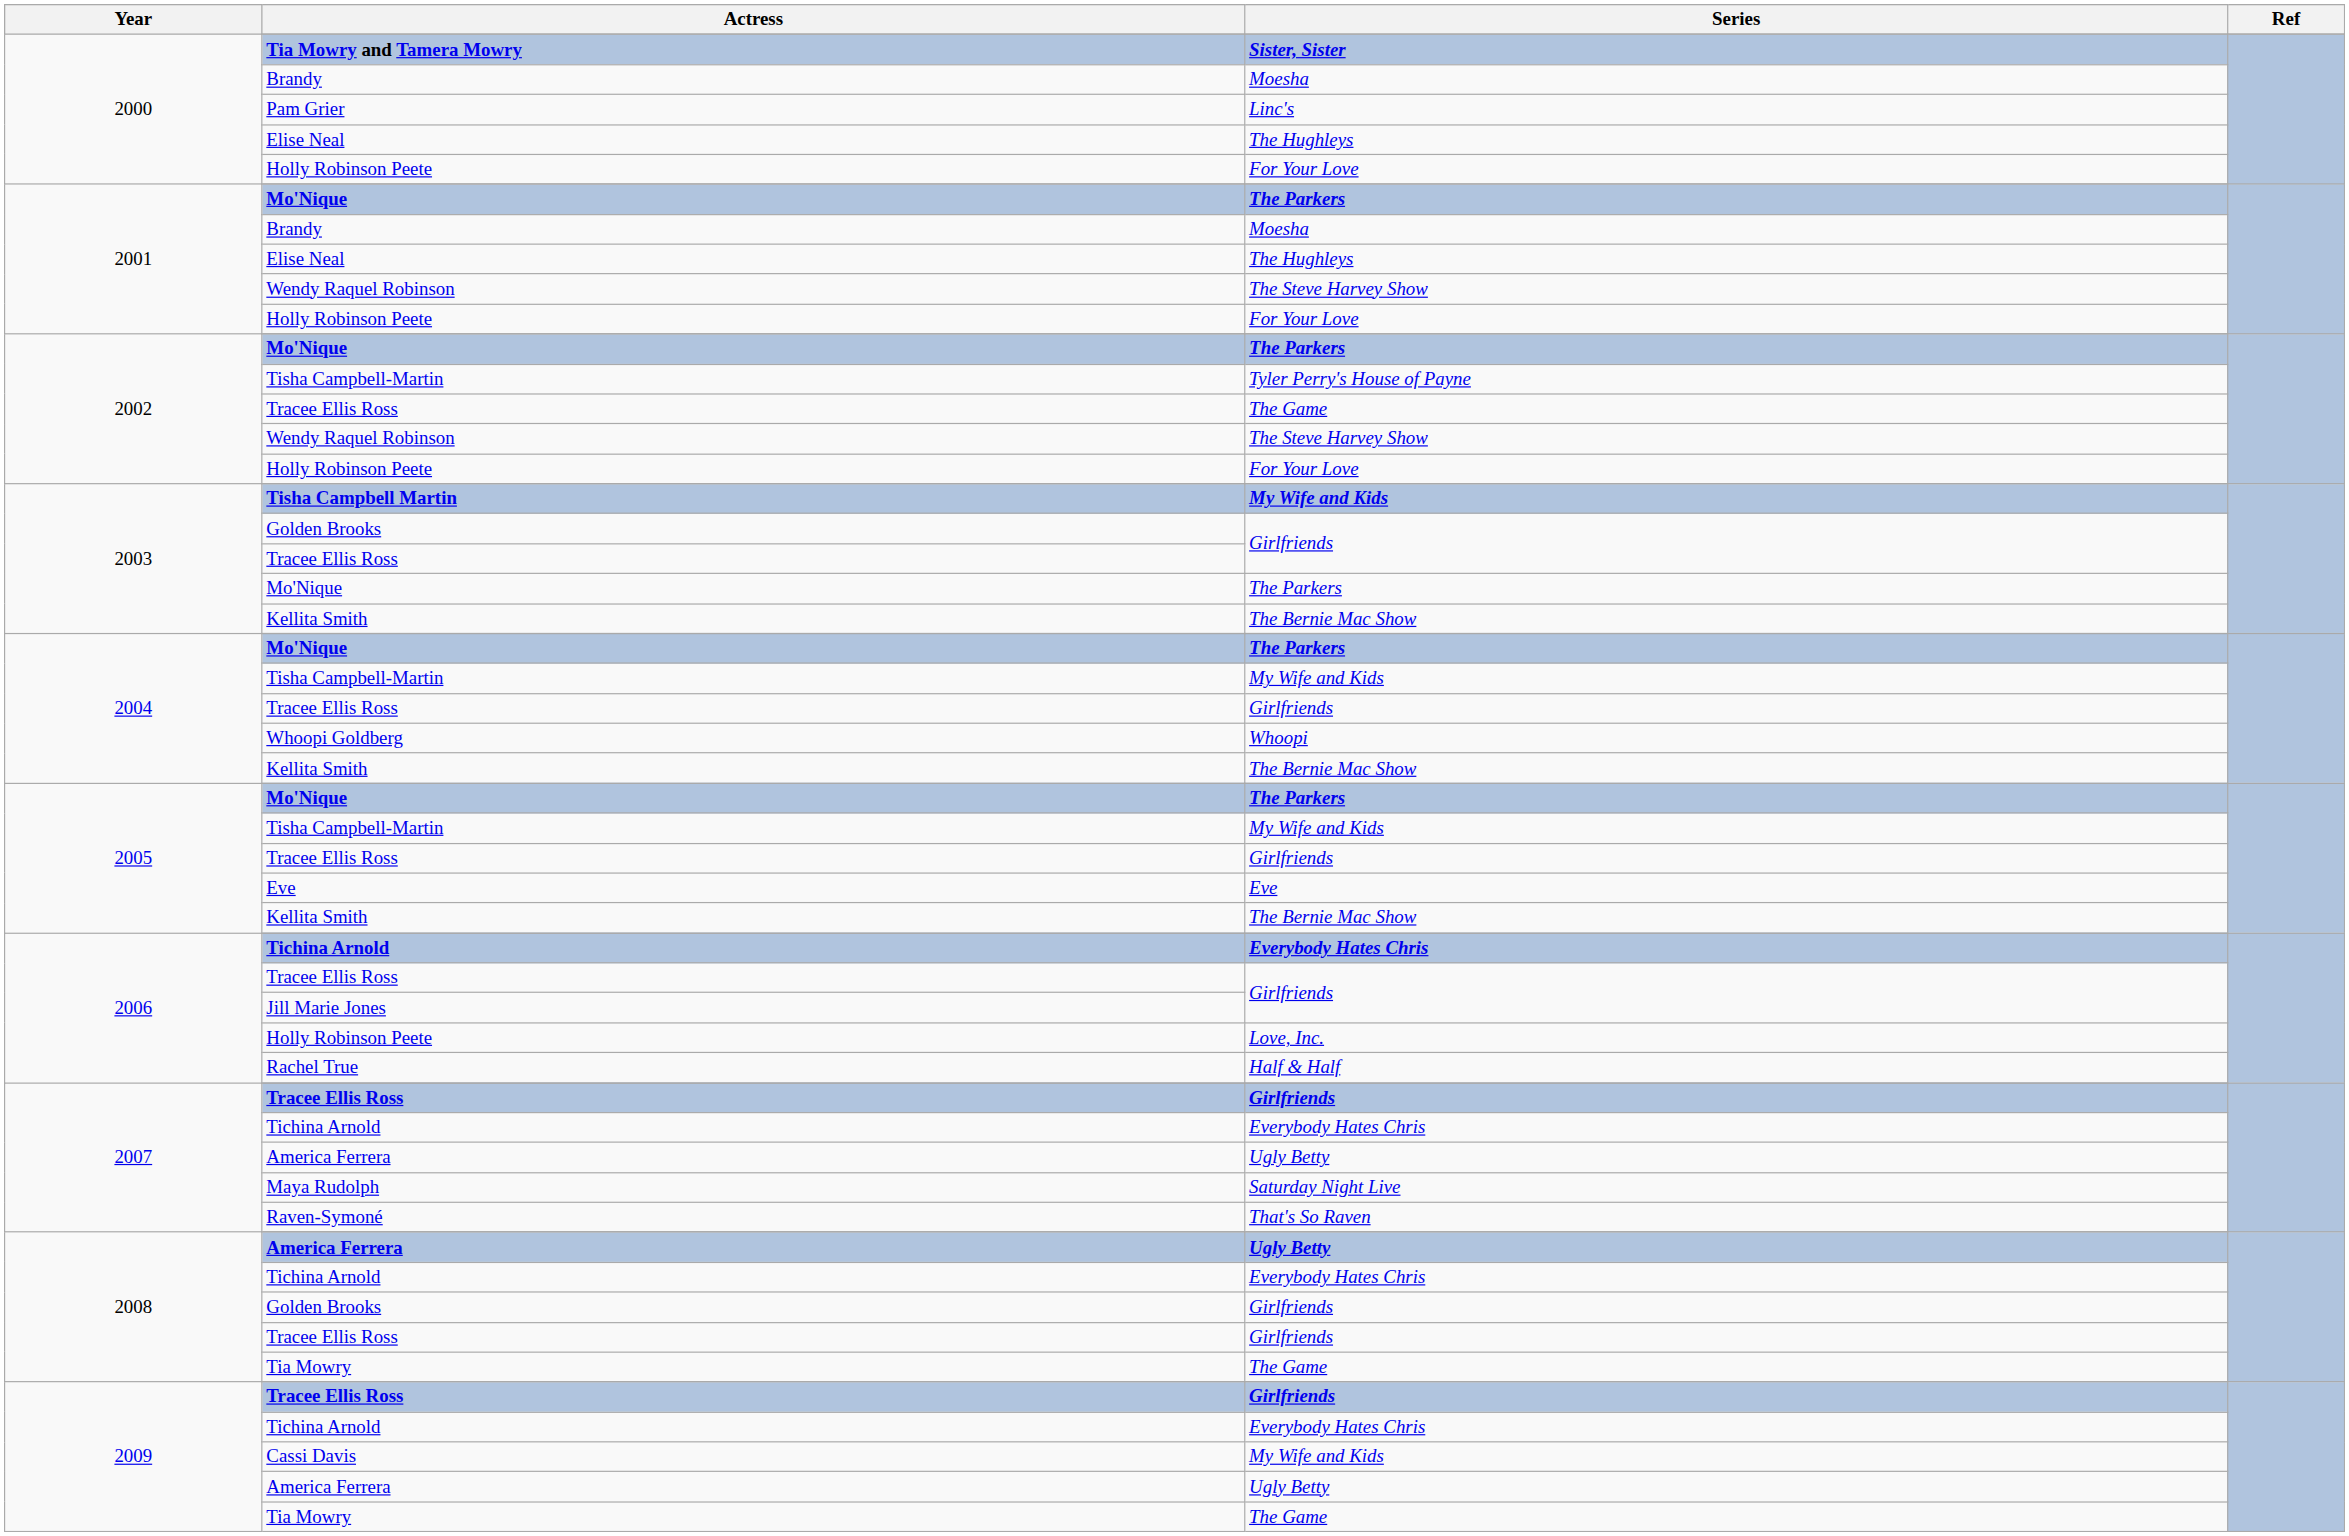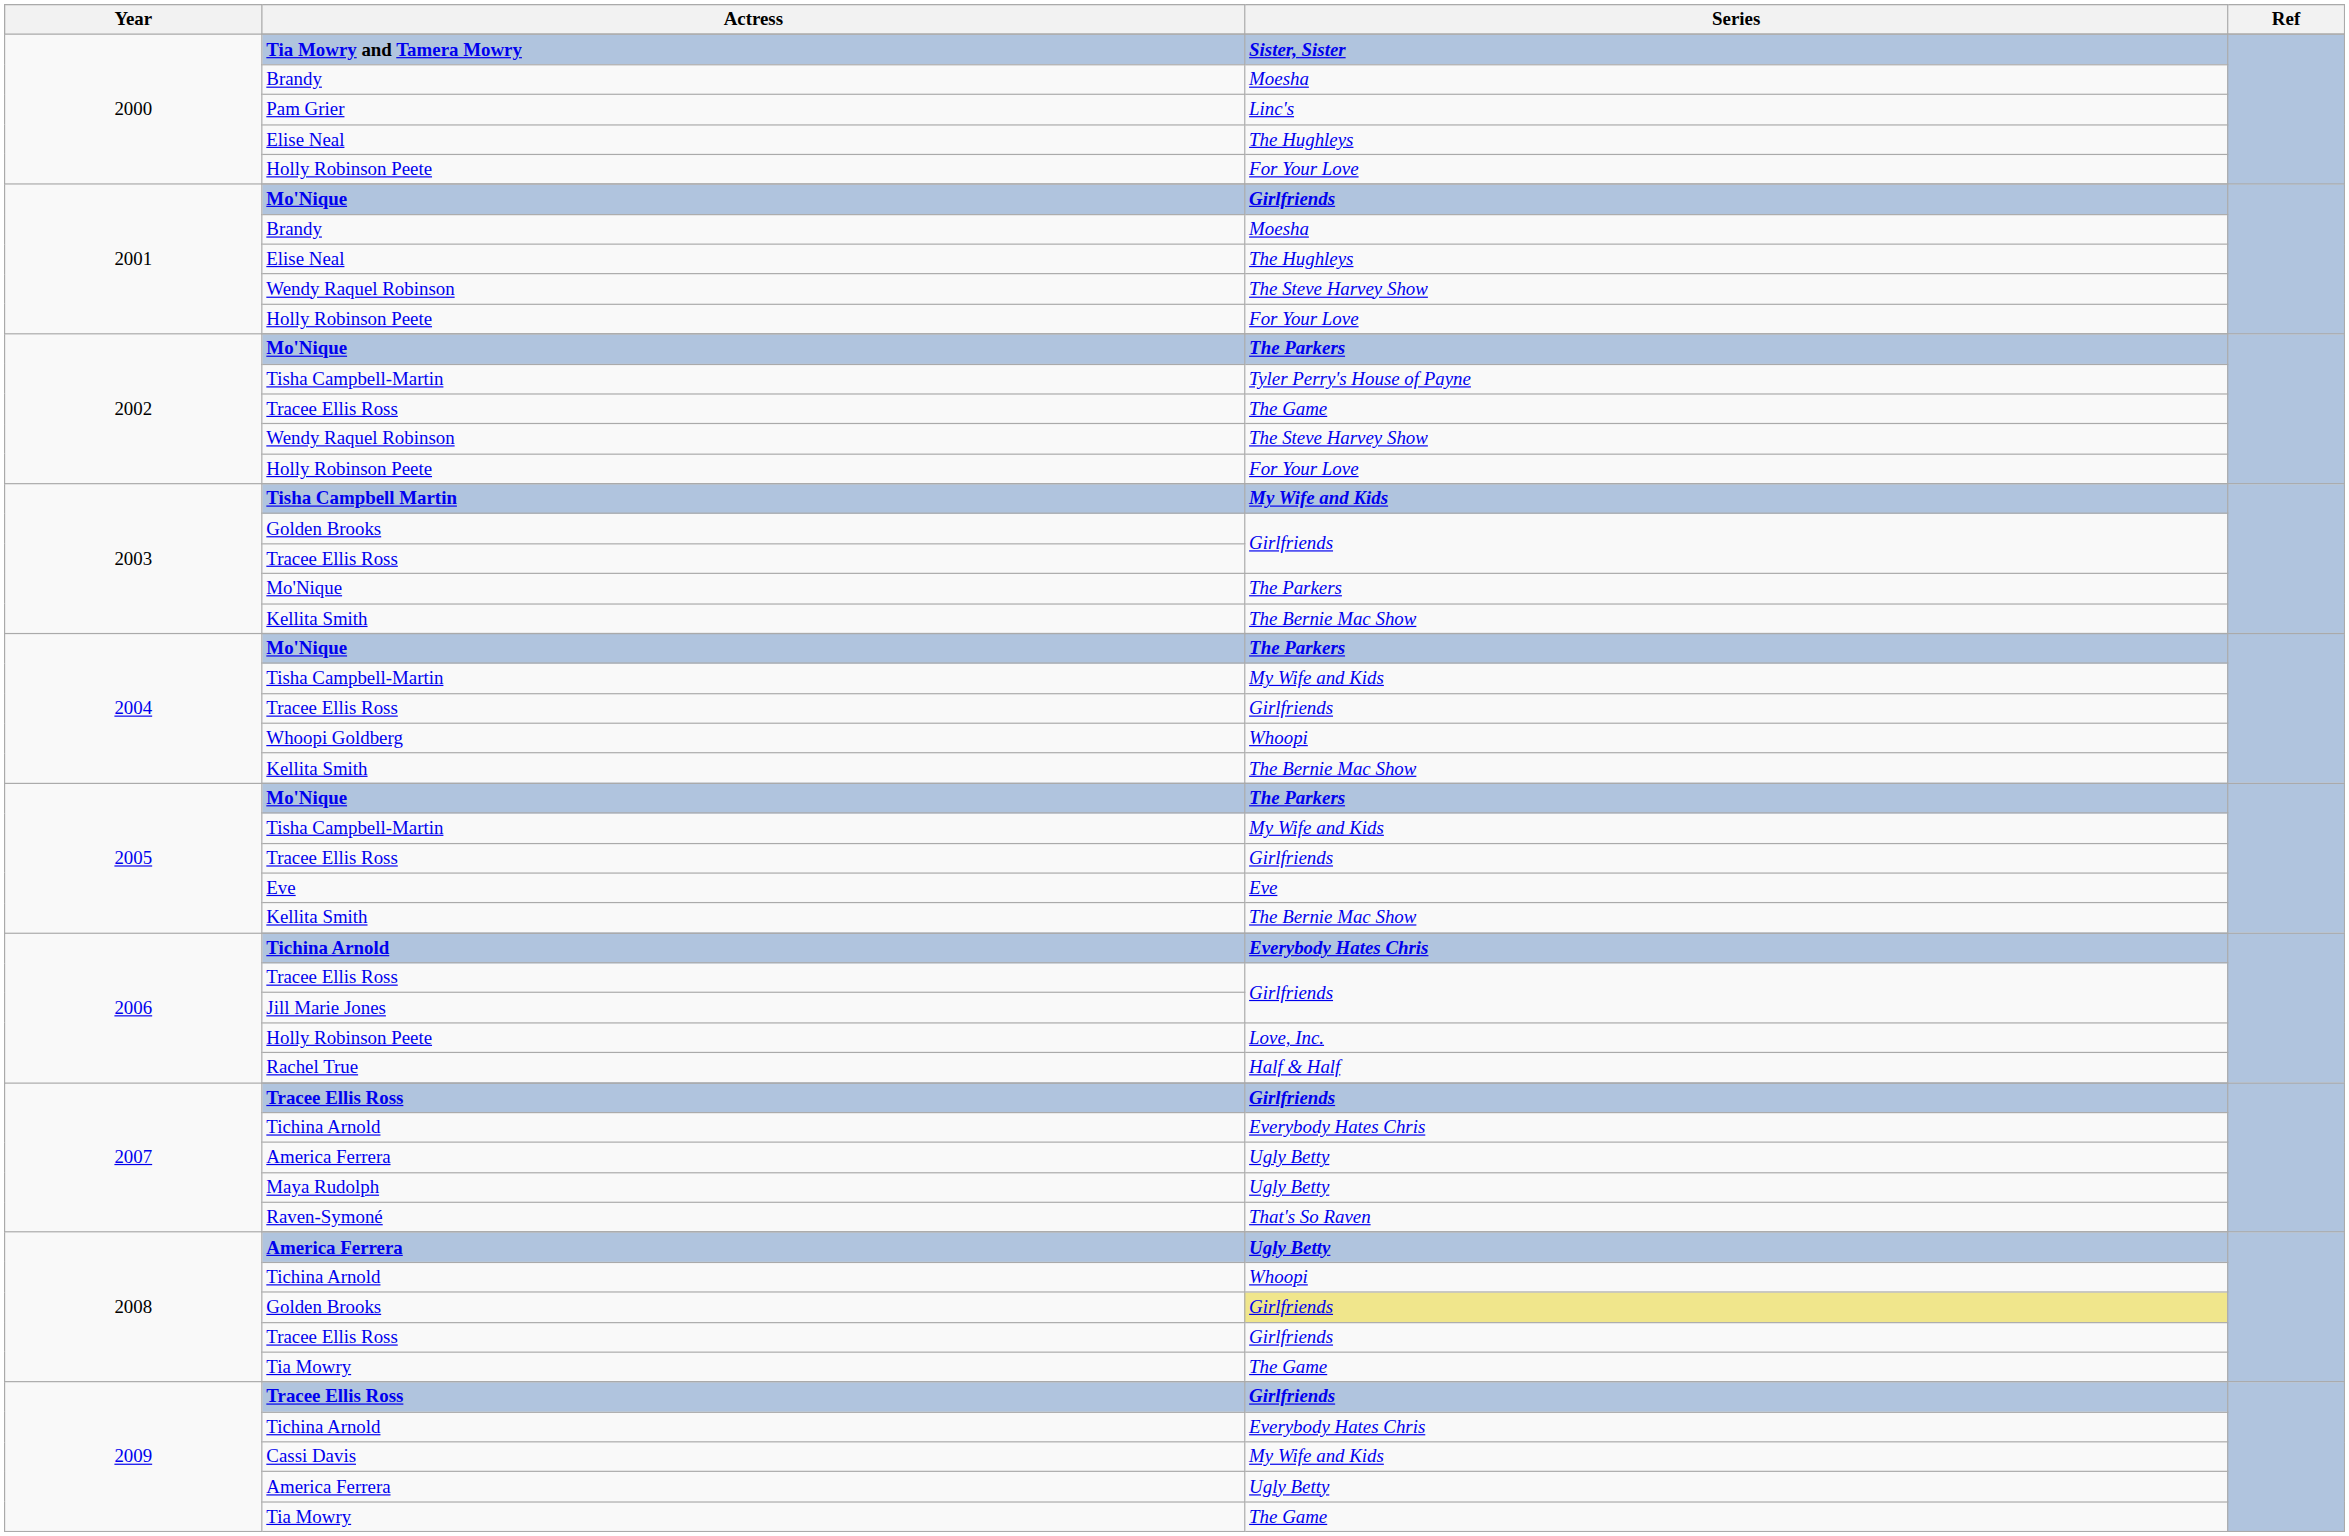(1297, 199) The Parkers -> (1292, 199) Girlfriends
(1325, 1187) Saturday Night Live -> (1289, 1187) Ugly Betty
(1337, 1277) Everybody Hates Chris -> (1278, 1277) Whoopi
(1291, 1306) no background -> (1291, 1306) khaki background
